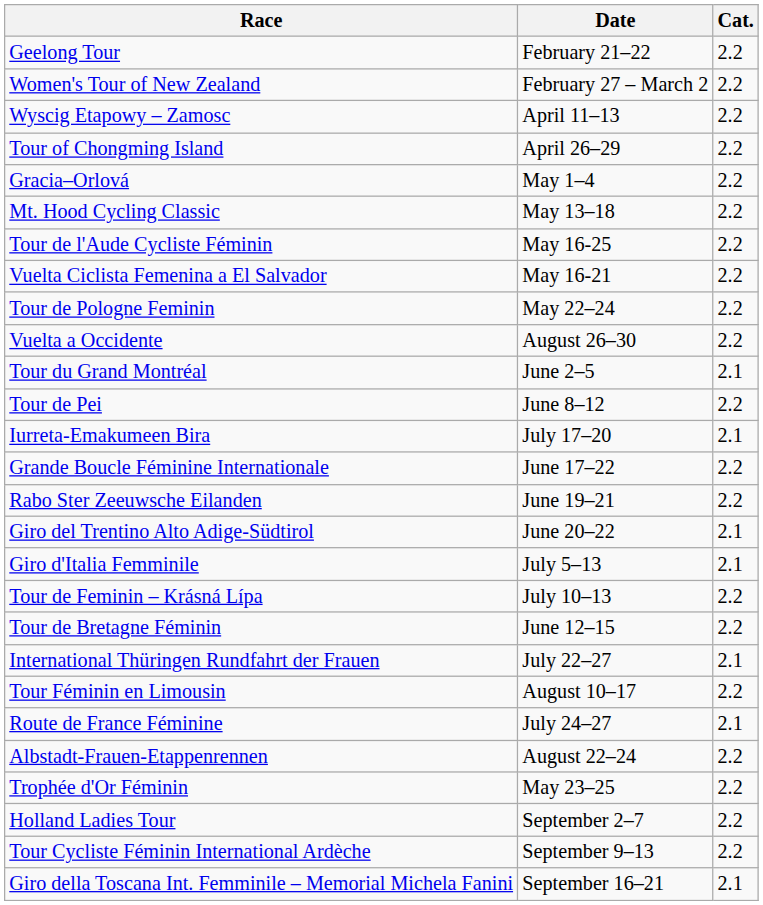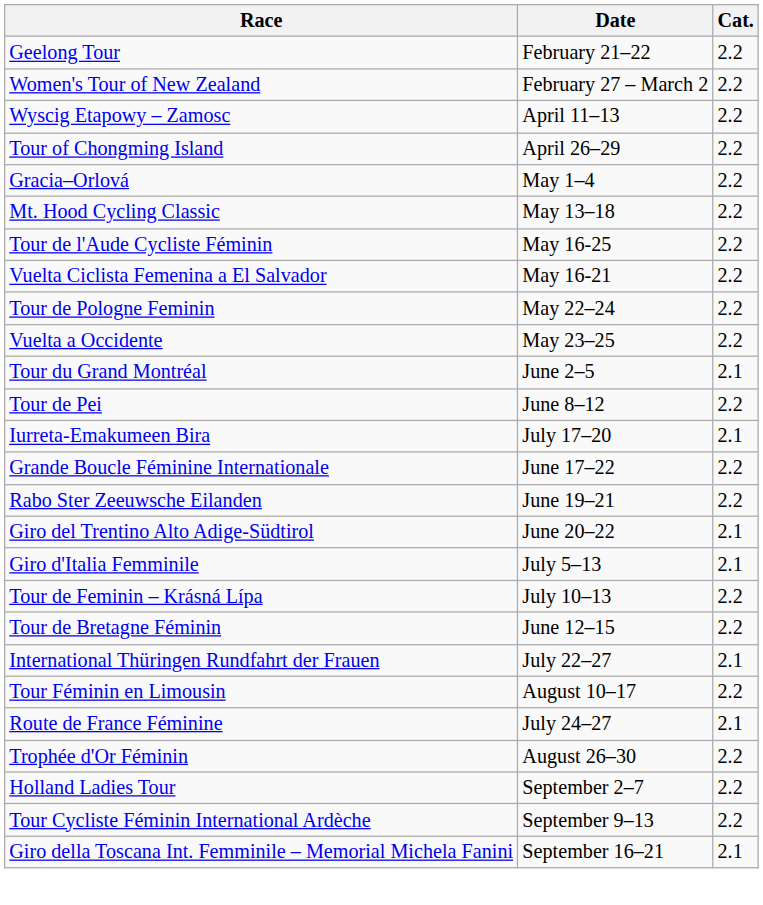(579, 340) August 26–30 -> (569, 340) May 23–25
- row: (139, 755)
(569, 787) May 23–25 -> (579, 755) August 26–30
